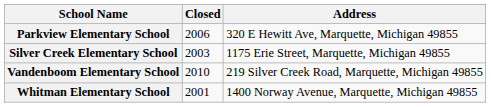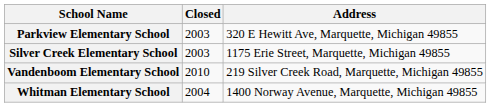(197, 33) 2006 -> (197, 33) 2003
(197, 92) 2001 -> (197, 92) 2004
